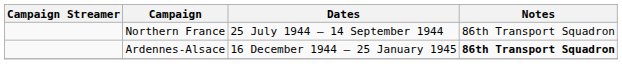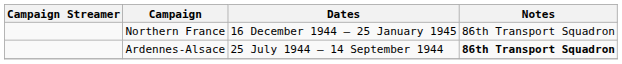(337, 31) 25 July 1944 – 14 September 1944 -> (344, 31) 16 December 1944 – 25 January 1945
(344, 49) 16 December 1944 – 25 January 1945 -> (337, 49) 25 July 1944 – 14 September 1944
